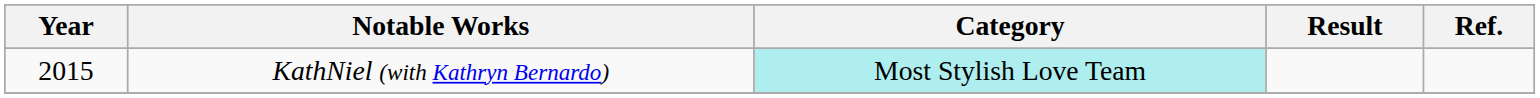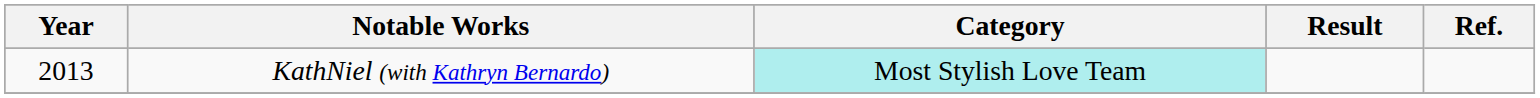(66, 70) 2015 -> (66, 70) 2013
